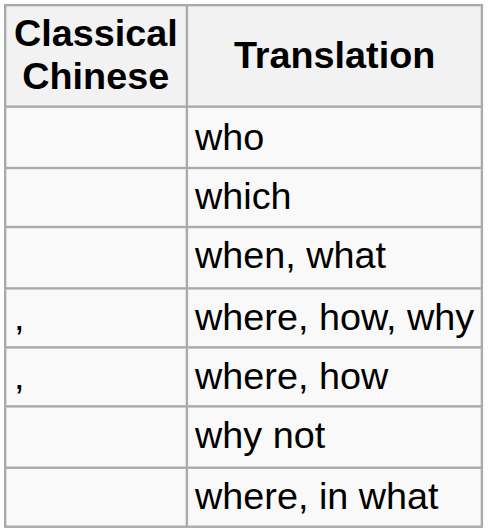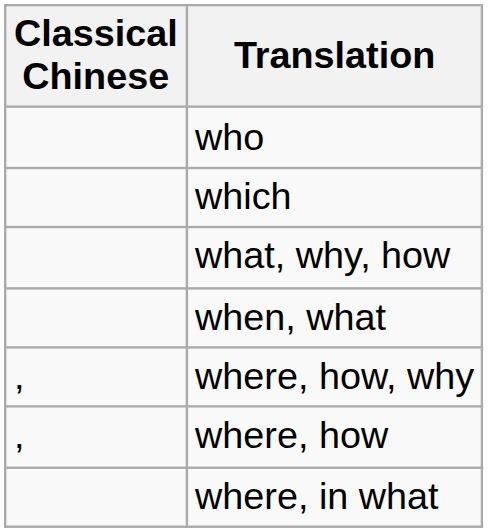+ row: (323, 256)
- row: (260, 436)
